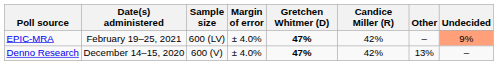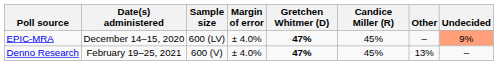(134, 38) February 19–25, 2021 -> (134, 38) December 14–15, 2020
(373, 38) 42% -> (373, 38) 45%
(134, 54) December 14–15, 2020 -> (134, 54) February 19–25, 2021
(373, 54) 42% -> (373, 54) 45%
